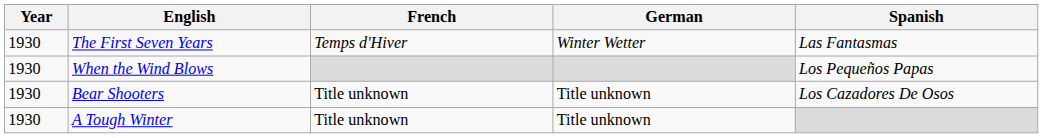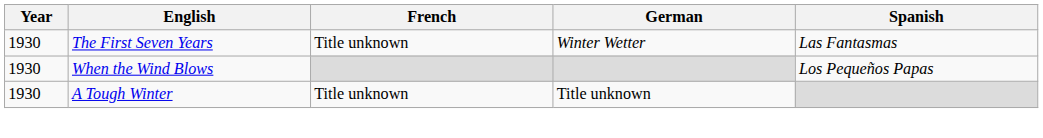(361, 42) Temps d'Hiver -> (361, 42) Title unknown
- row: (118, 94)
